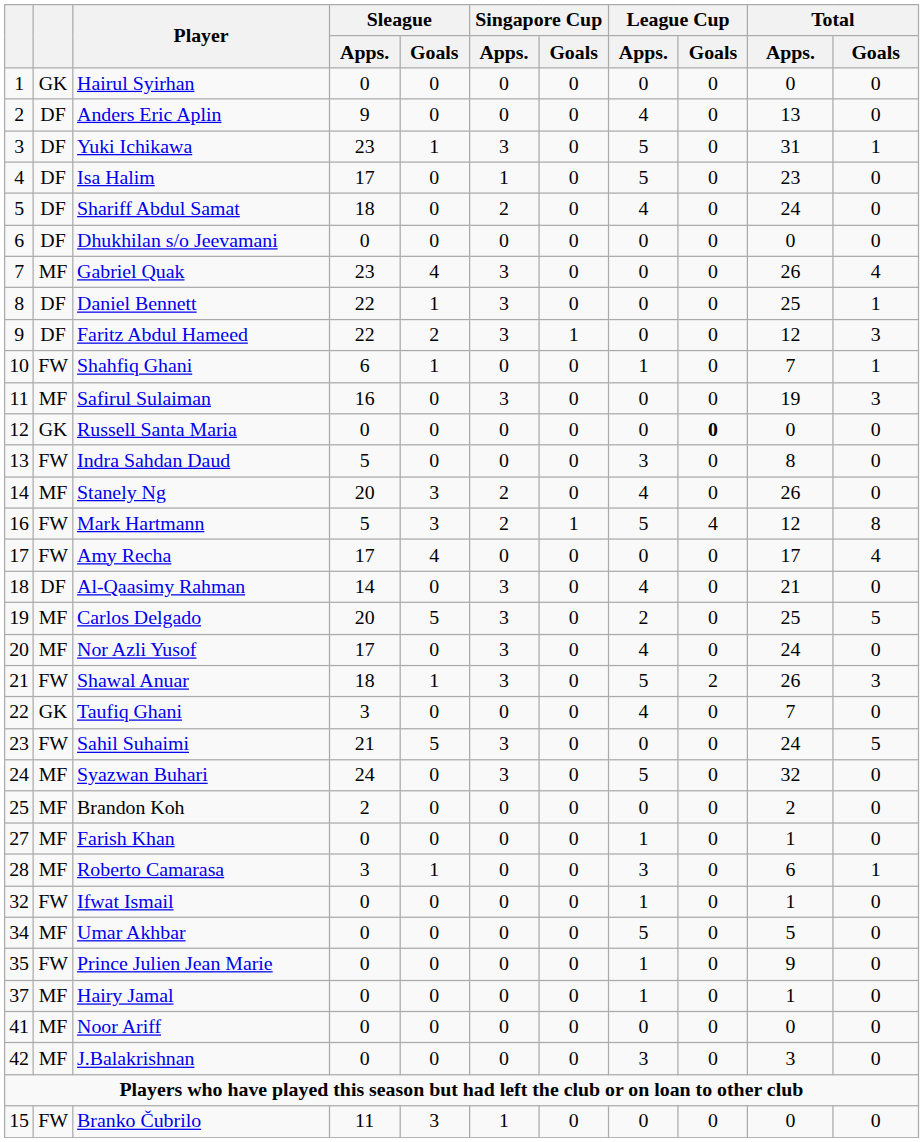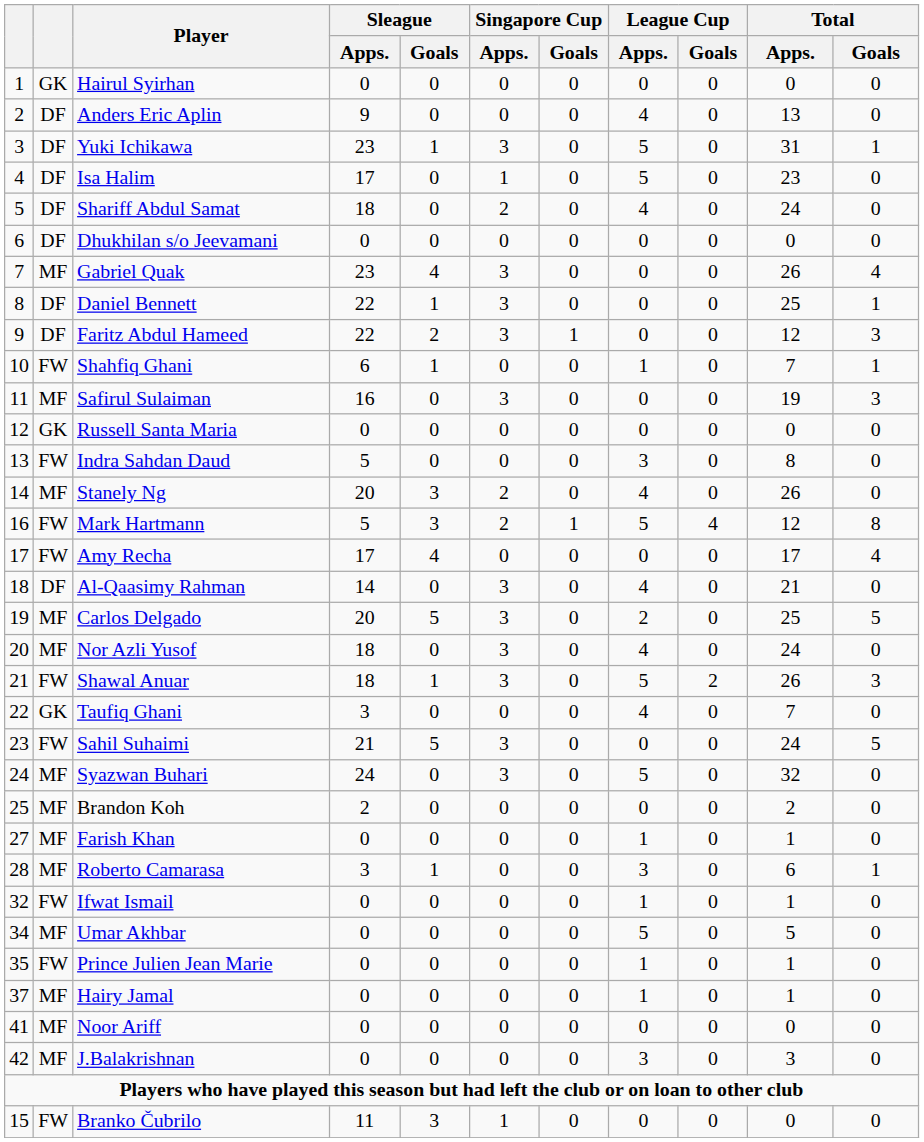(713, 429) bold -> (713, 429) normal
(365, 649) 17 -> (365, 649) 18
(790, 964) 9 -> (790, 964) 1
